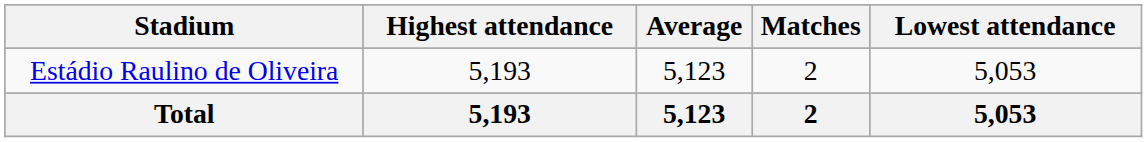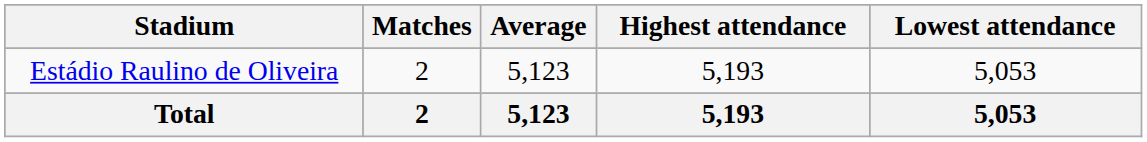columns swapped: (811, 26) <-> (500, 26)
